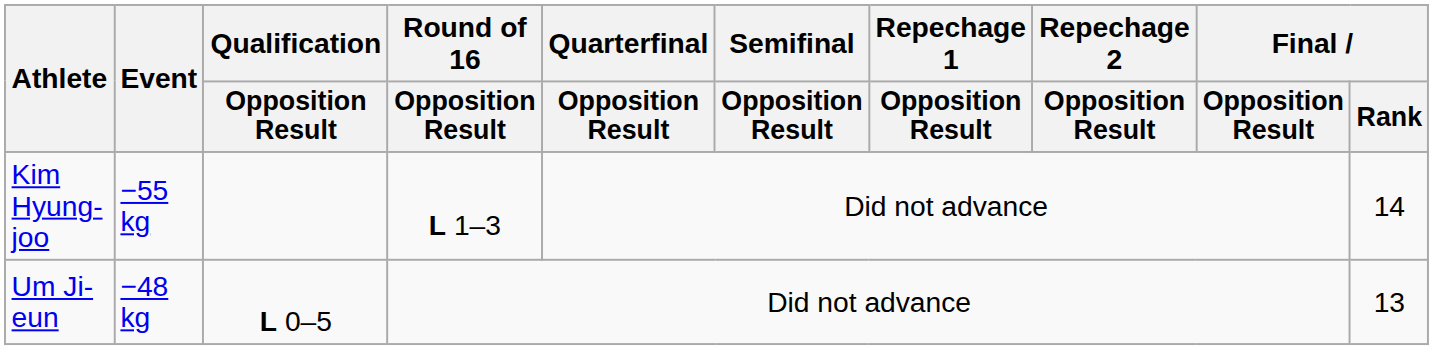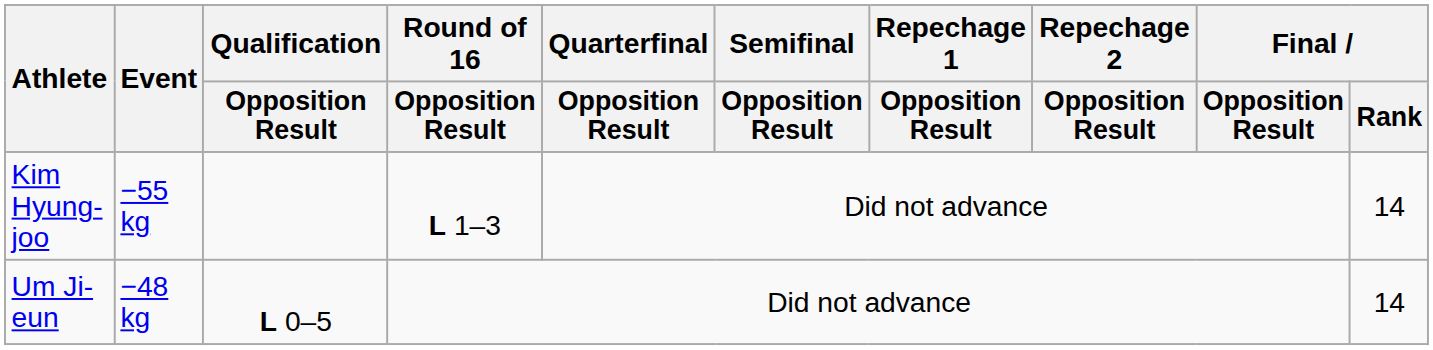(1389, 302) 13 -> (1389, 302) 14
